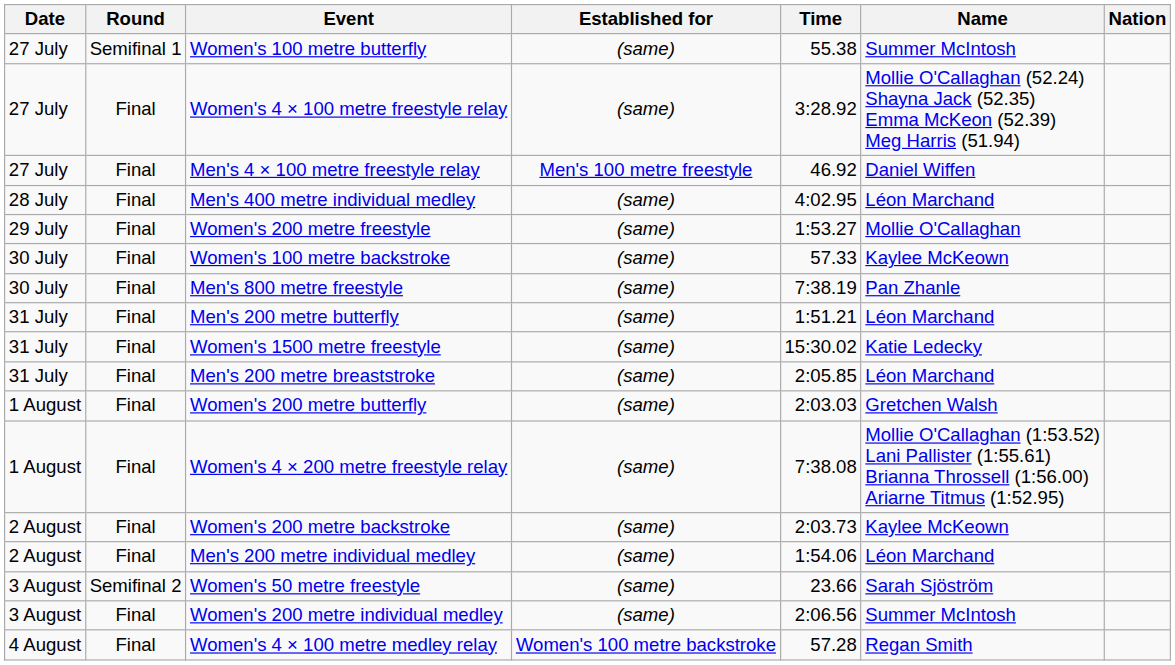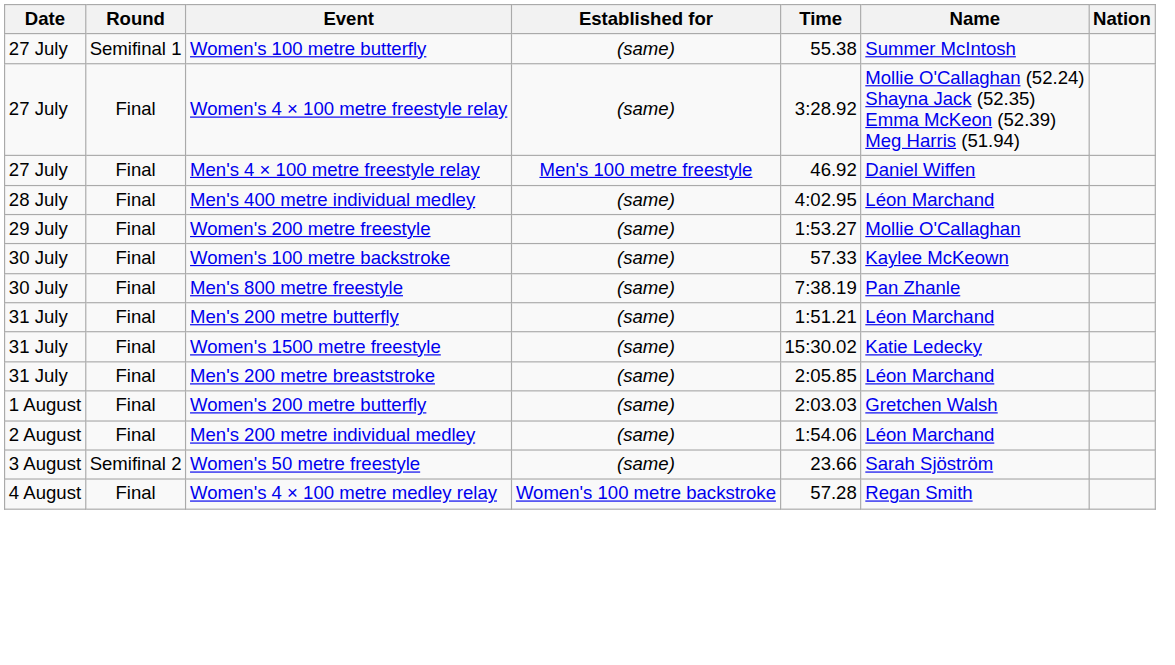- row: (349, 466)
- row: (320, 527)
- row: (346, 615)
